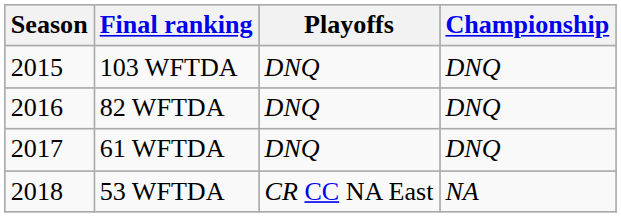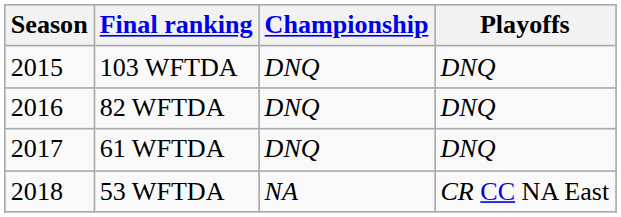columns swapped: (349, 25) <-> (527, 25)
